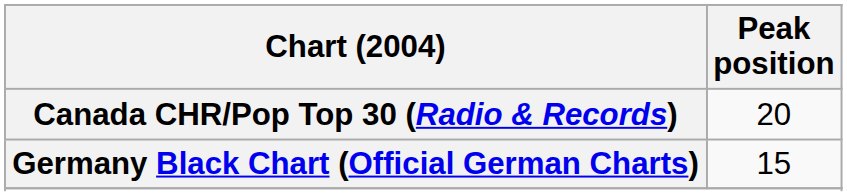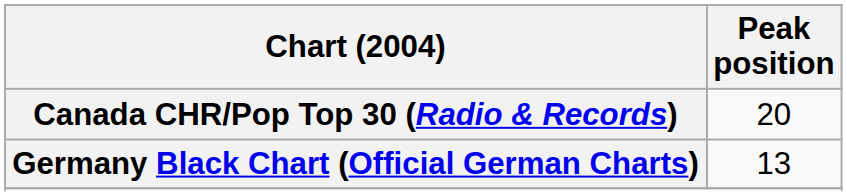(774, 163) 15 -> (774, 163) 13
